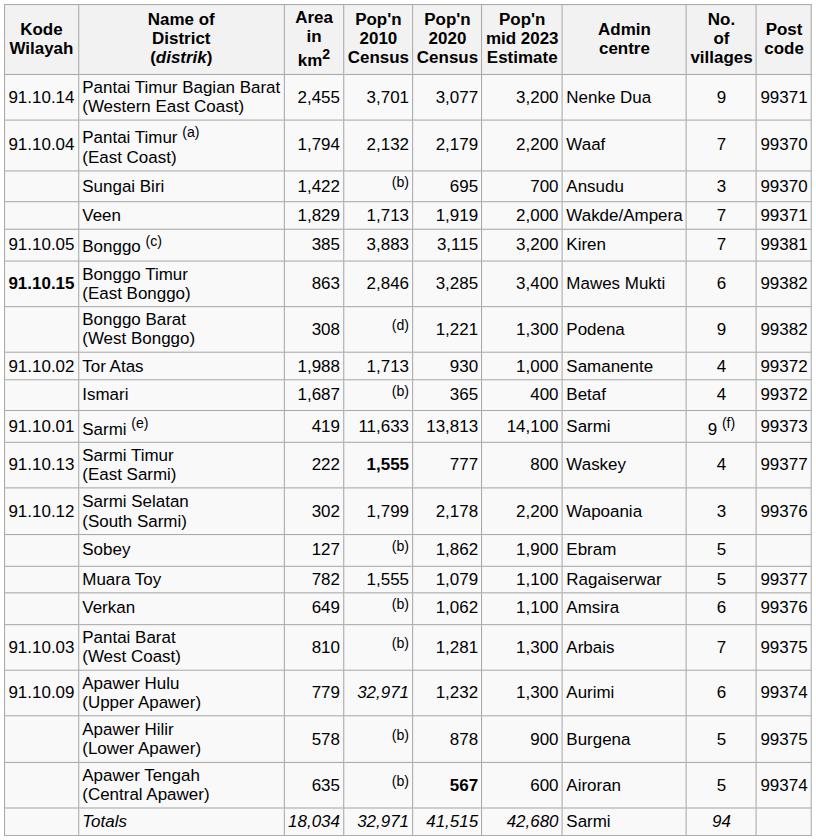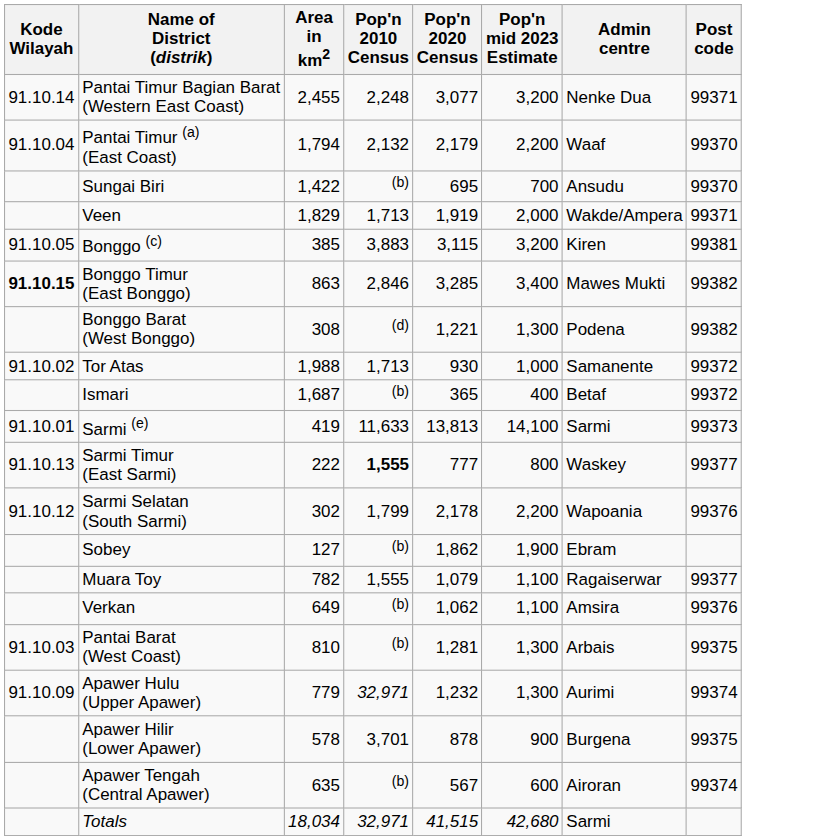- column: (722, 39)
(388, 97) 3,701 -> (388, 97) 2,248
(400, 735) (b) -> (388, 739) 3,701
(464, 785) bold -> (464, 785) normal
